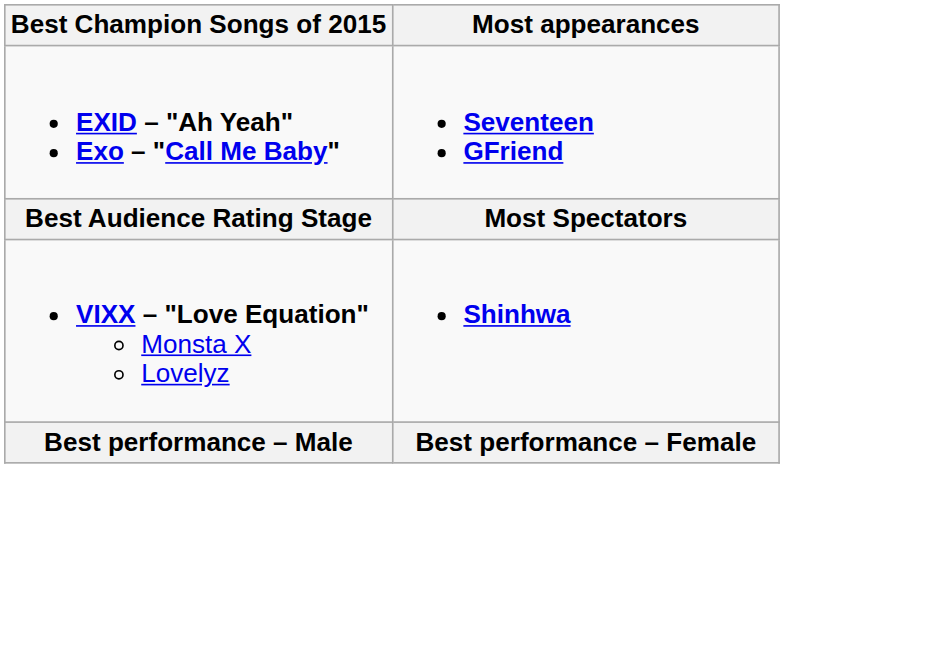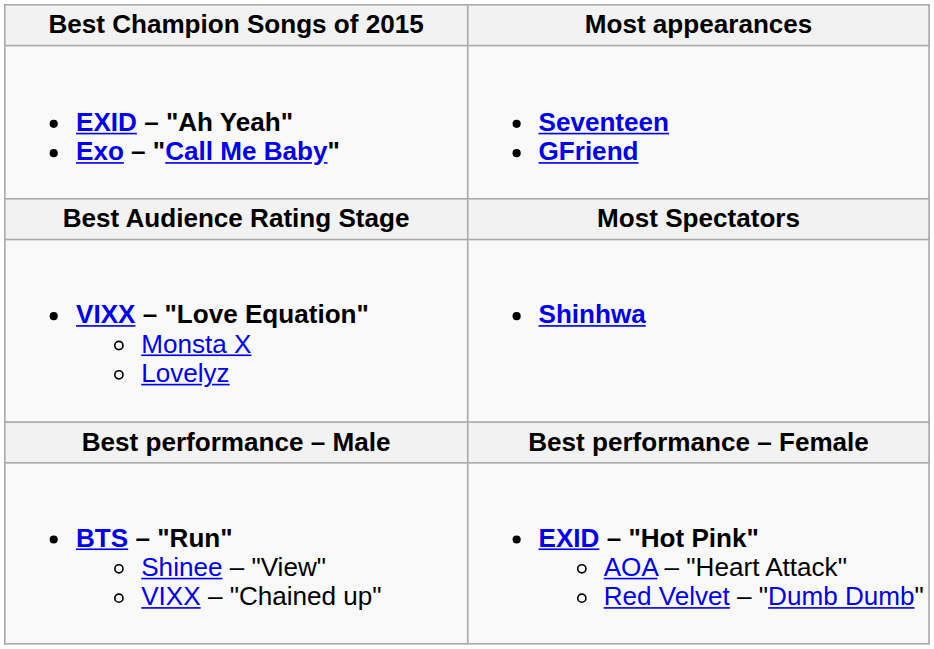+ row: (236, 568)
